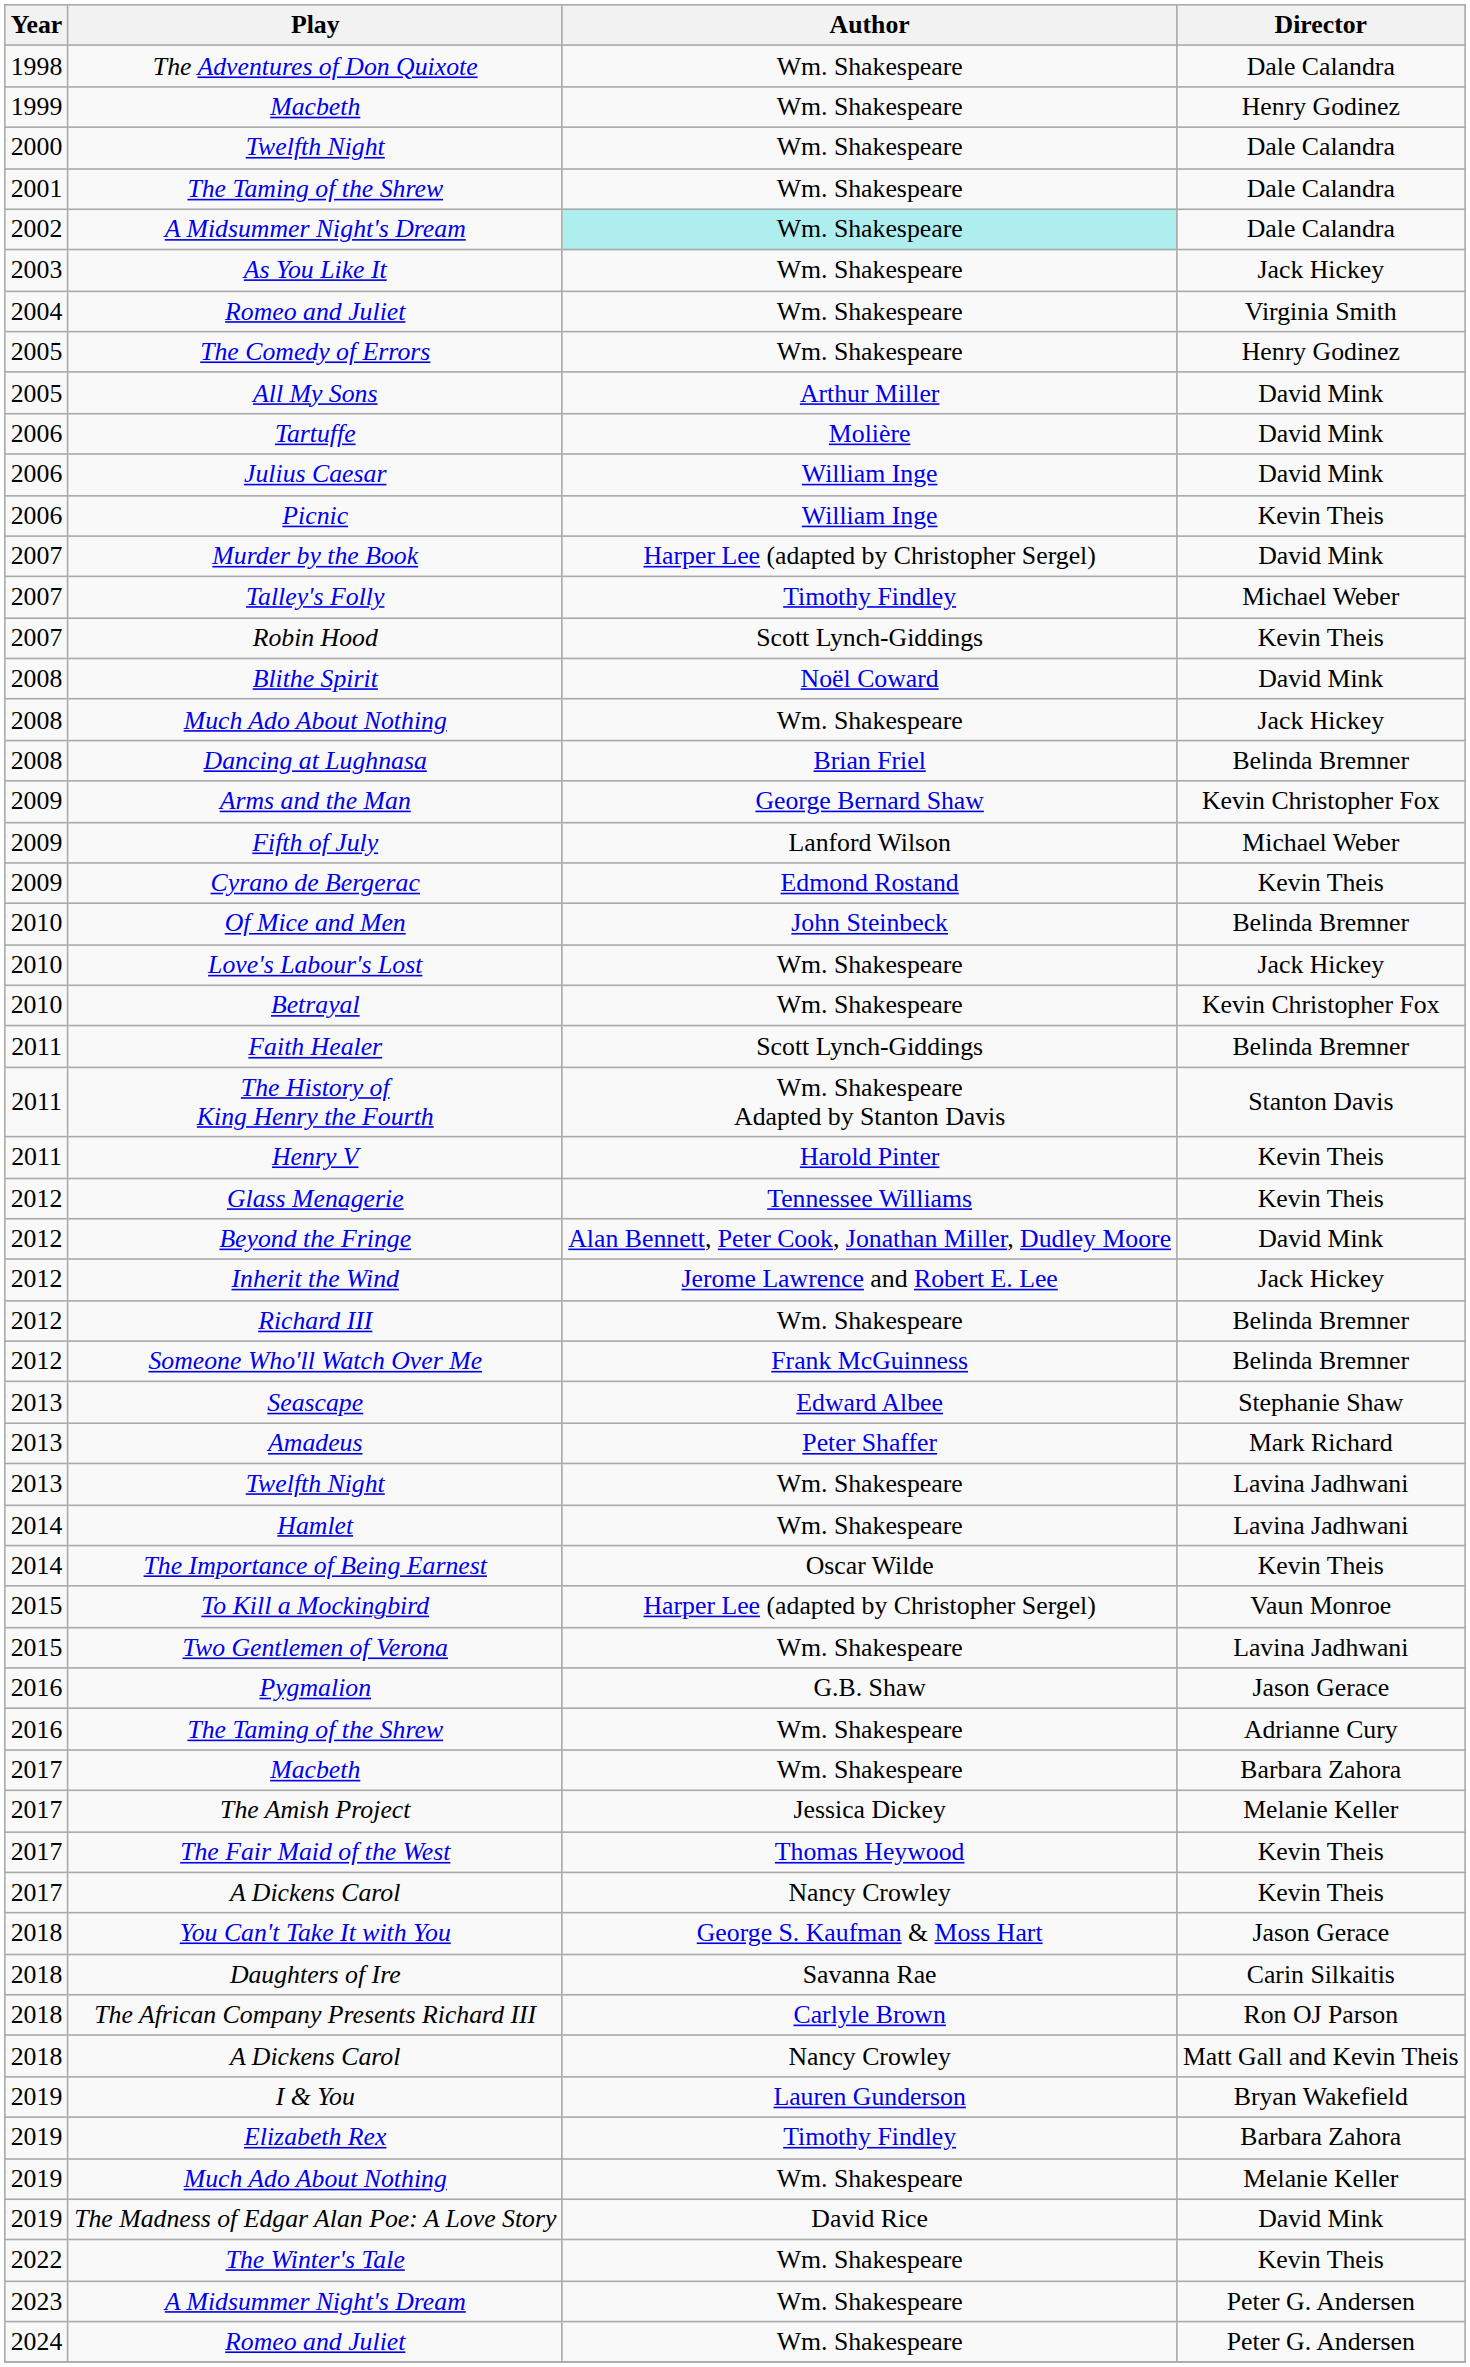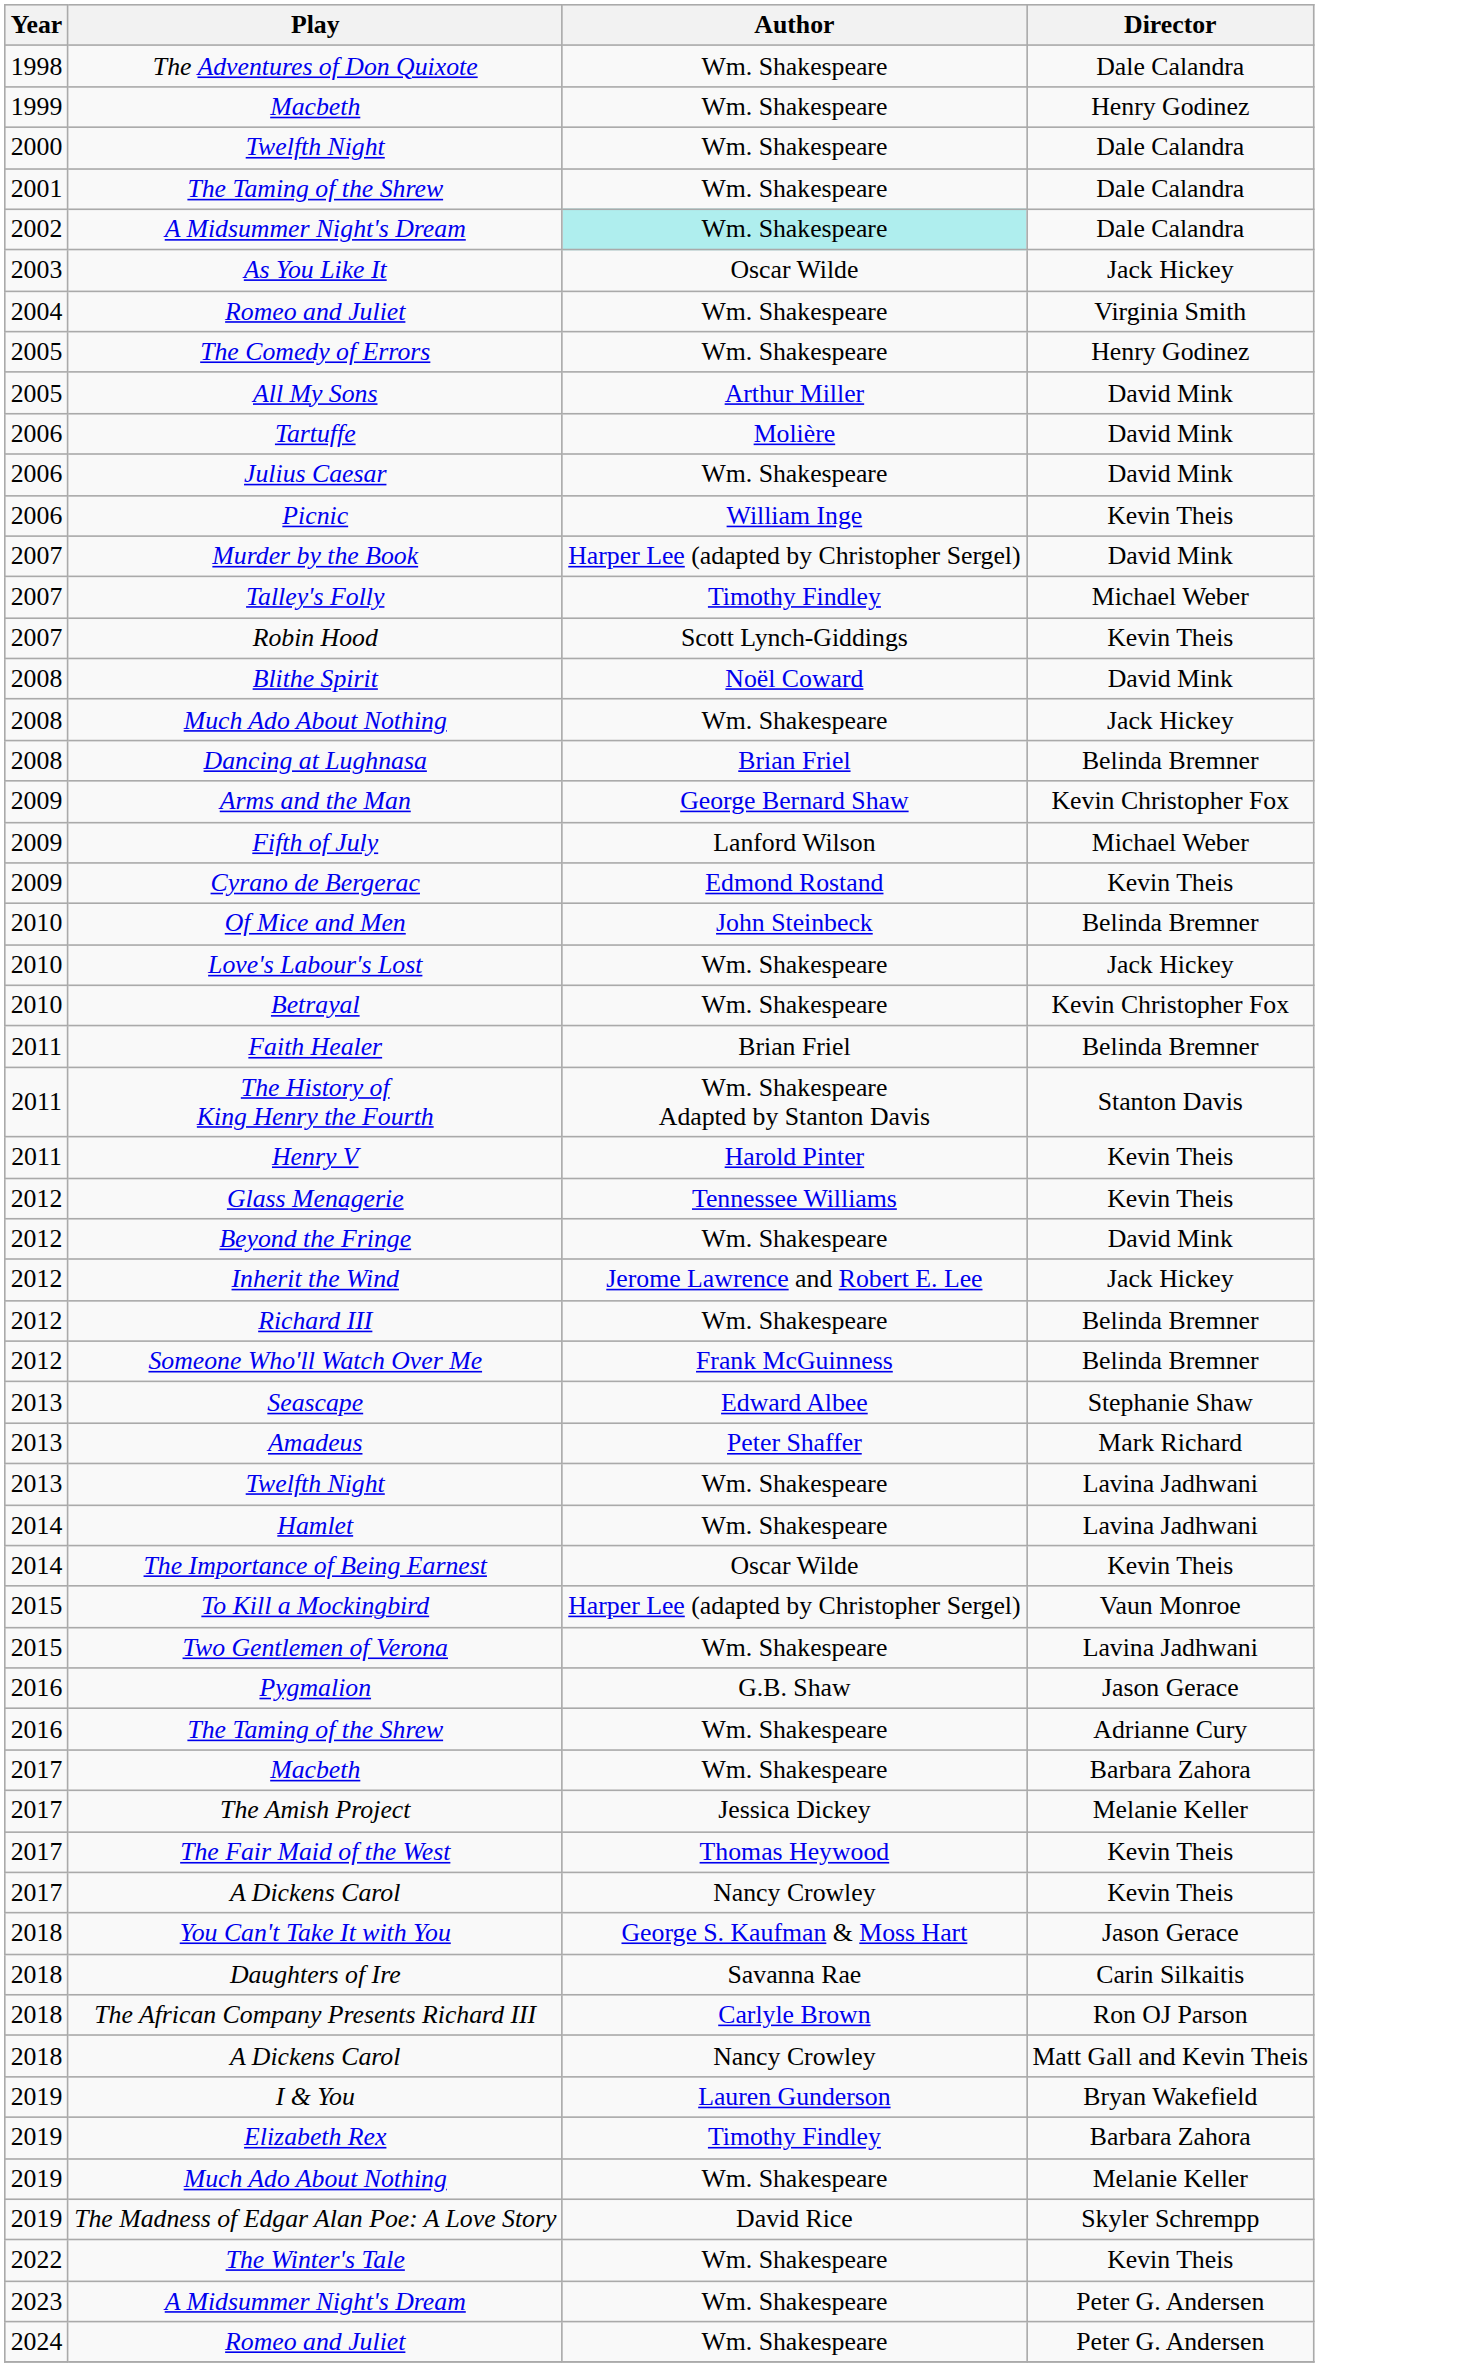(870, 270) Wm. Shakespeare -> (794, 270) Oscar Wilde
(870, 474) William Inge -> (794, 474) Wm. Shakespeare
(870, 1046) Scott Lynch-Giddings -> (794, 1046) Brian Friel
(870, 1238) Alan Bennett, Peter Cook, Jonathan Miller, Dudley Moore -> (794, 1238) Wm. Shakespeare
(1321, 2219) David Mink -> (1170, 2219) Skyler Schrempp
